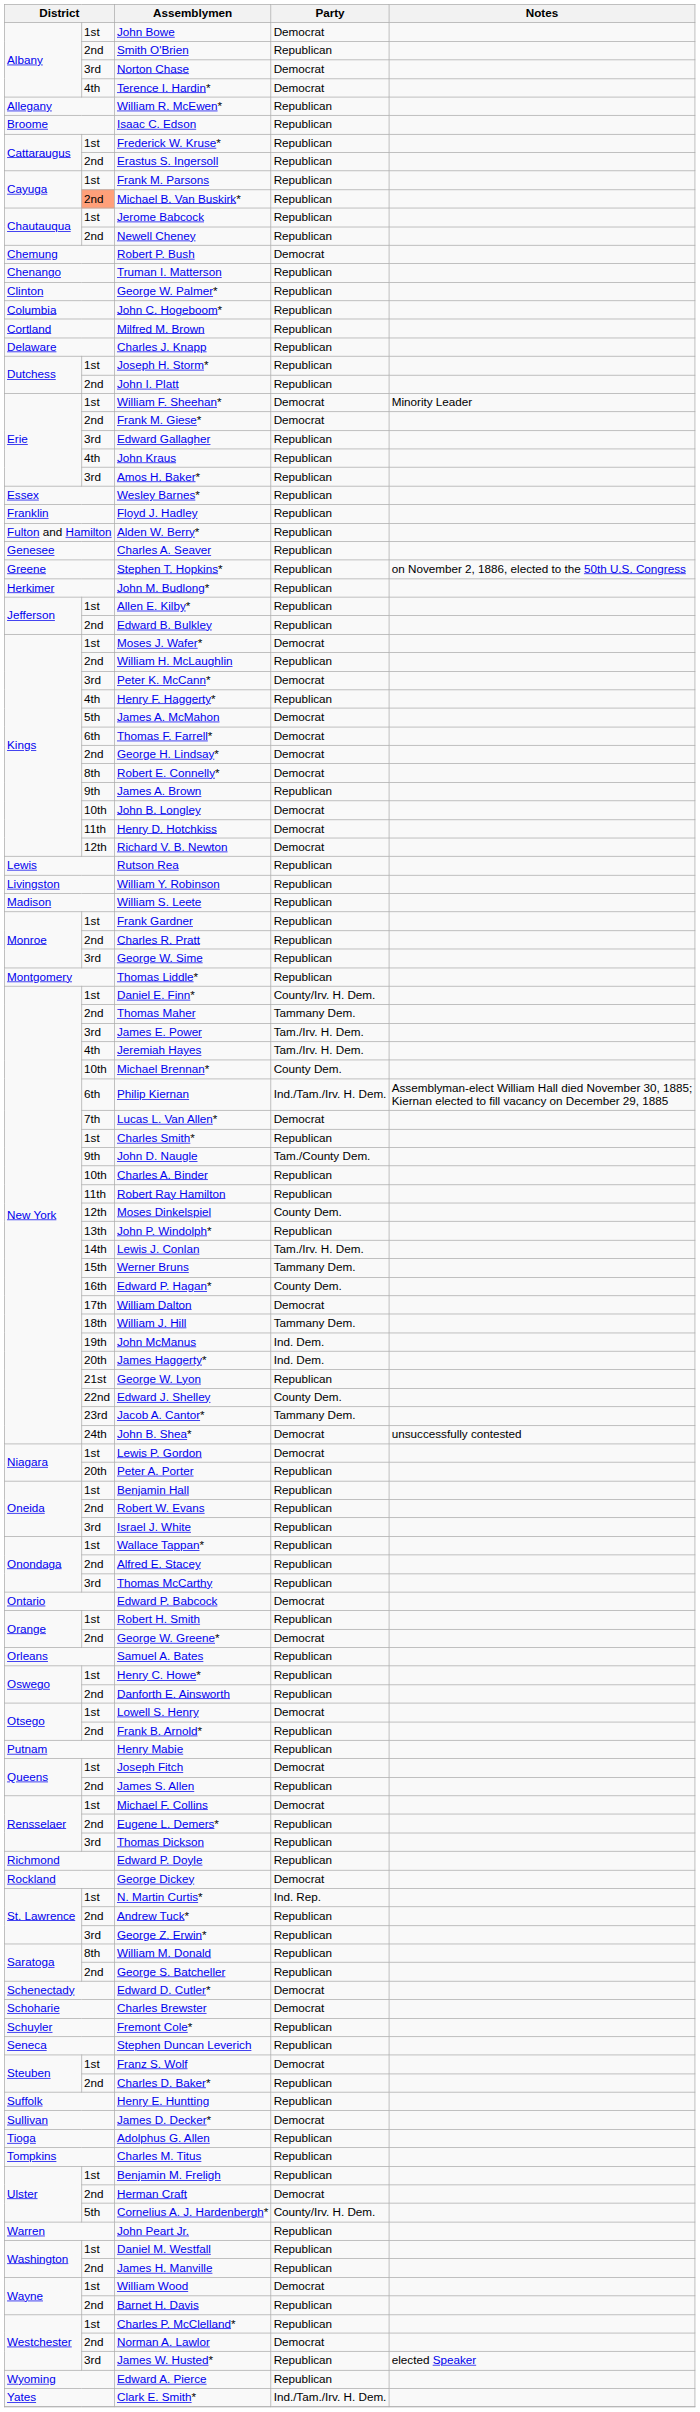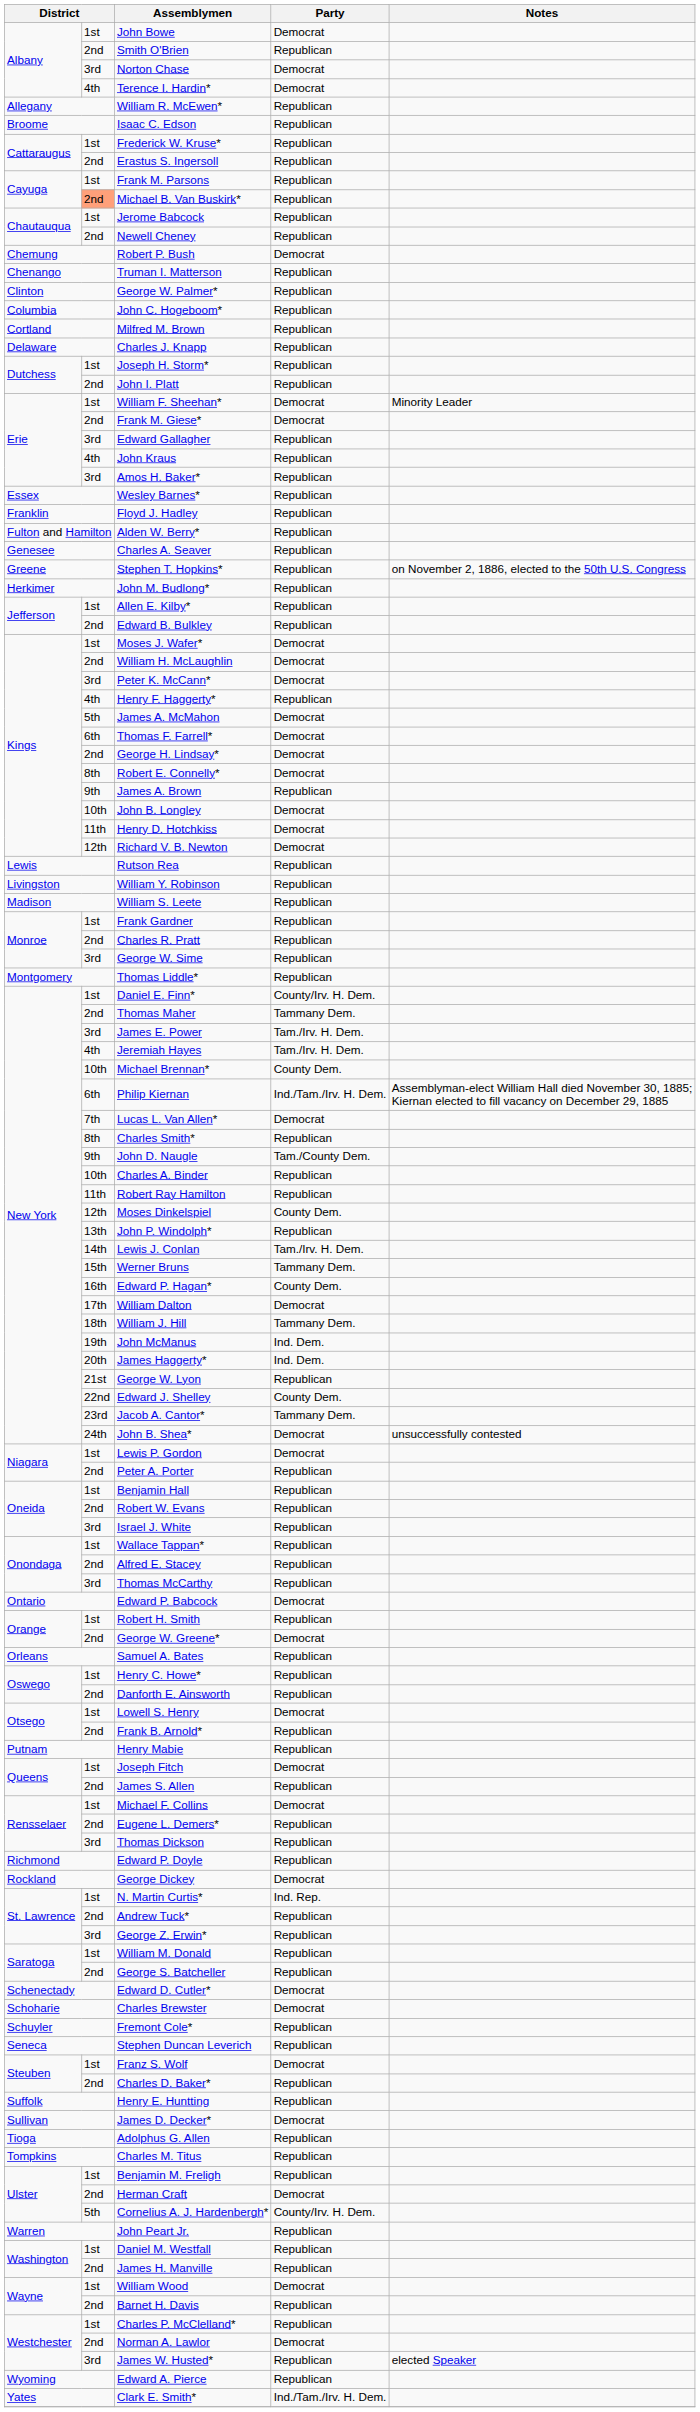(303, 662) Republican -> (299, 662) Democrat
(92, 1138) 1st -> (92, 1138) 8th
(95, 1471) 20th -> (94, 1471) 2nd
(92, 1953) 8th -> (92, 1953) 1st
